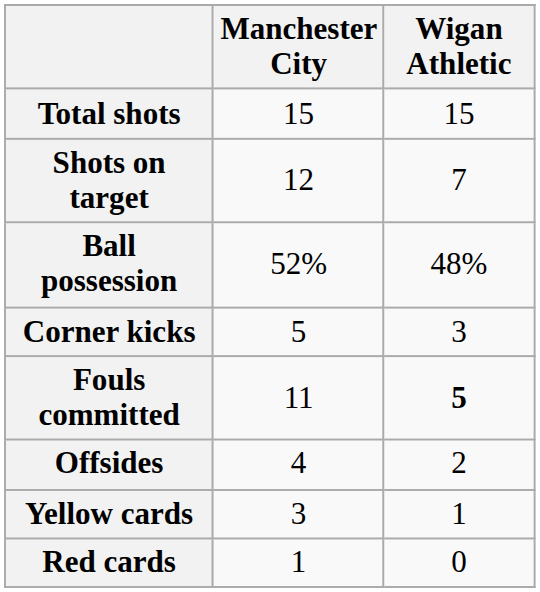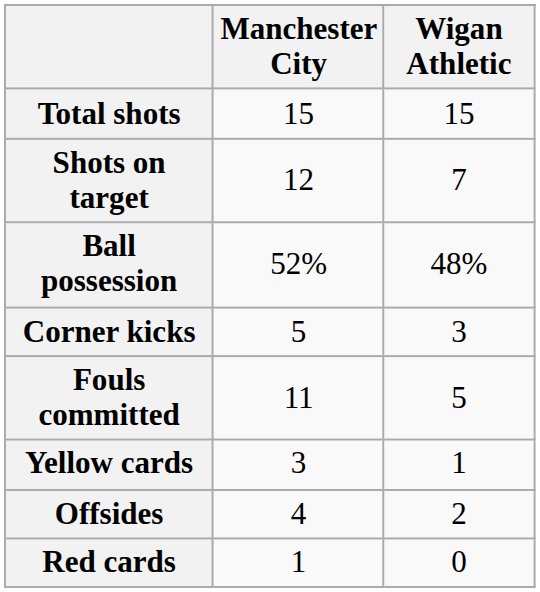(459, 397) bold -> (459, 397) normal
rows swapped: (109, 464) <-> (109, 513)
